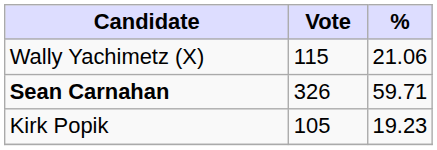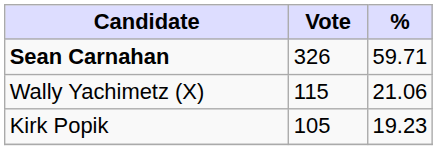rows swapped: (90, 91) <-> (107, 56)
